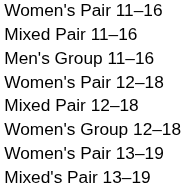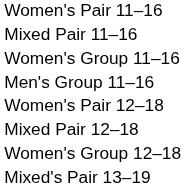+ row: (92, 58)
- row: (84, 153)
